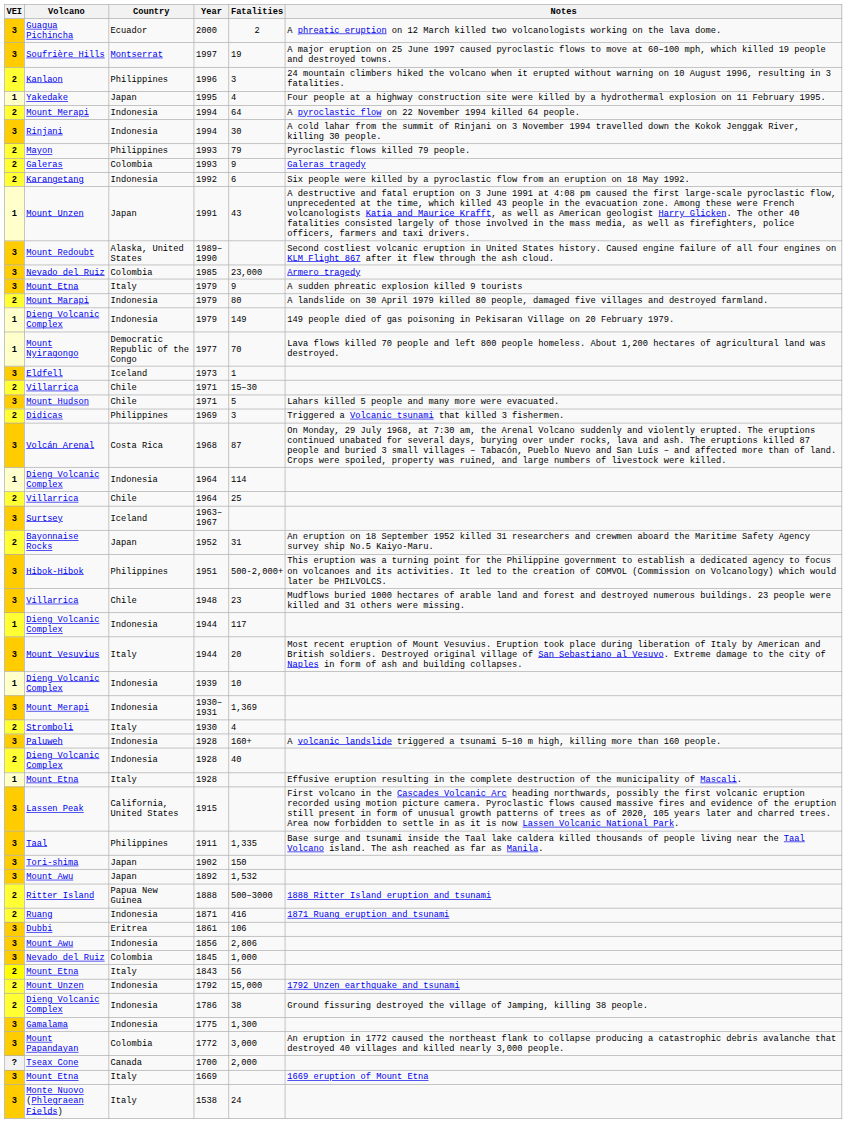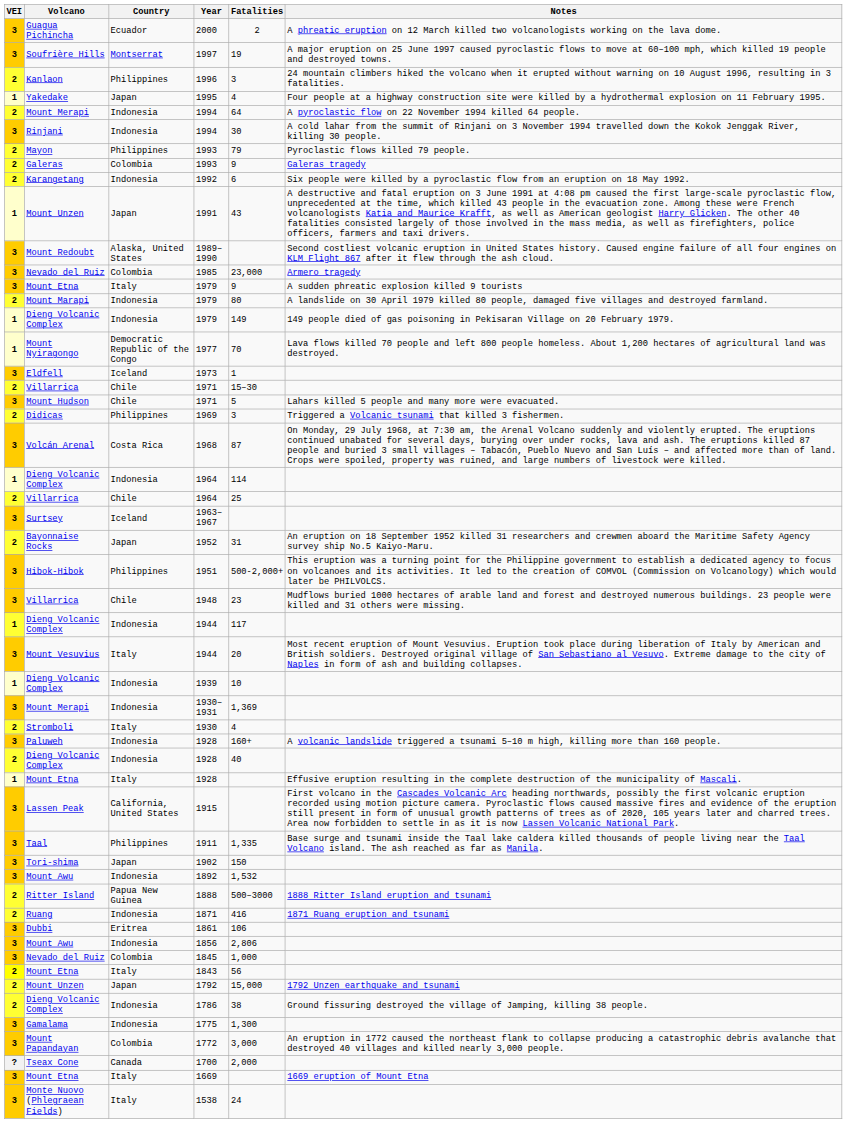(124, 877) Japan -> (134, 877) Indonesia
(134, 986) Indonesia -> (124, 986) Japan
